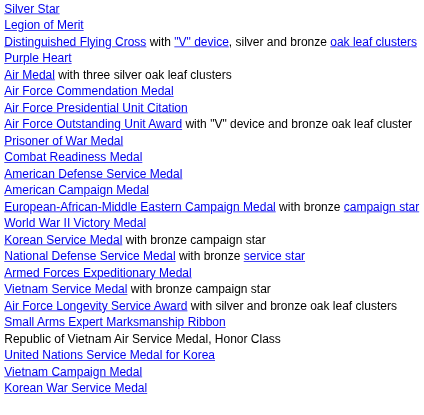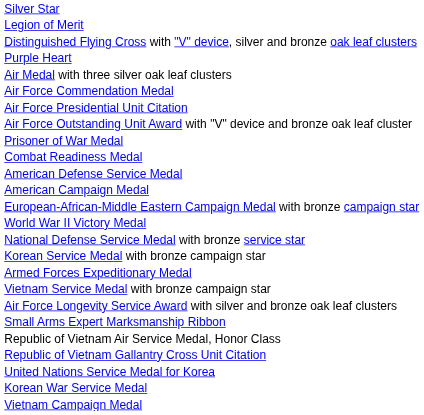rows swapped: (155, 256) <-> (135, 240)
+ row: (135, 355)
rows swapped: (73, 372) <-> (76, 388)
